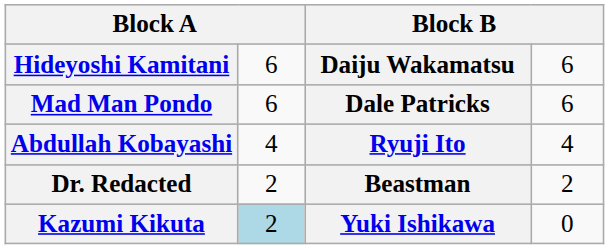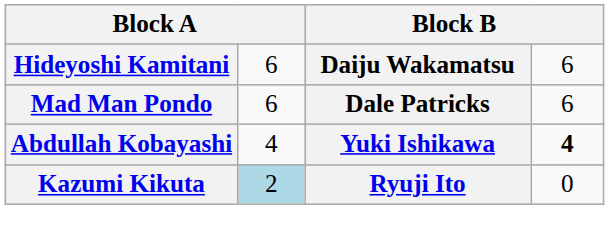(418, 143) Ryuji Ito -> (418, 143) Yuki Ishikawa
(567, 143) normal -> (567, 143) bold
- row: (121, 183)
(418, 223) Yuki Ishikawa -> (418, 183) Ryuji Ito
